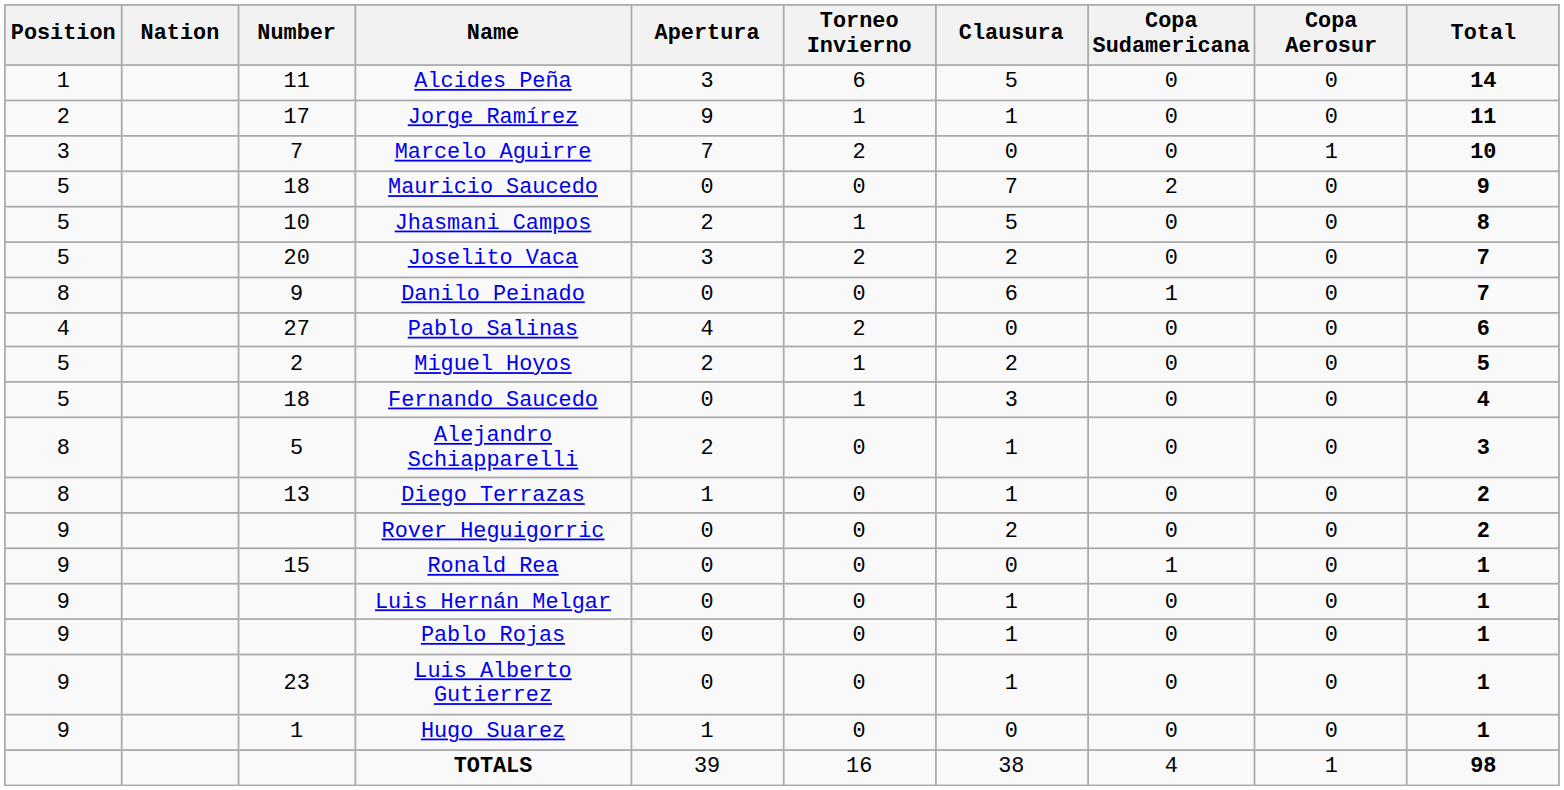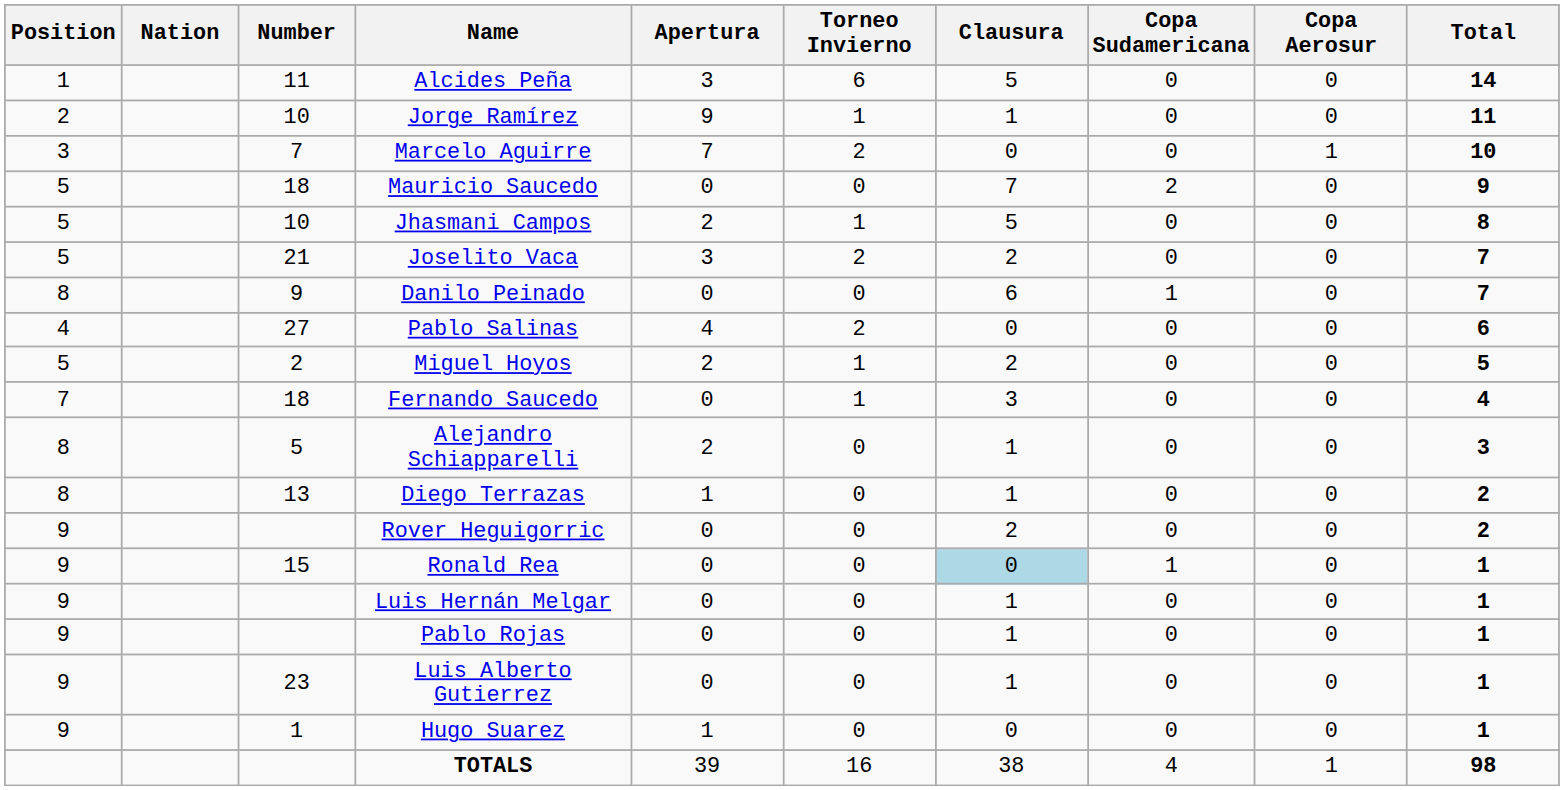(297, 118) 17 -> (297, 118) 10
(297, 259) 20 -> (297, 259) 21
(63, 401) 5 -> (63, 401) 7
(1011, 566) no background -> (1011, 566) lightblue background
